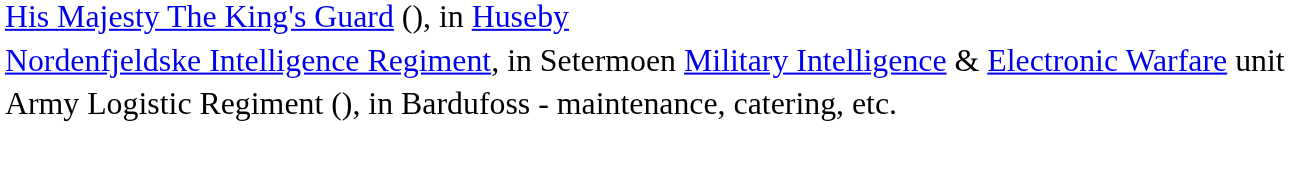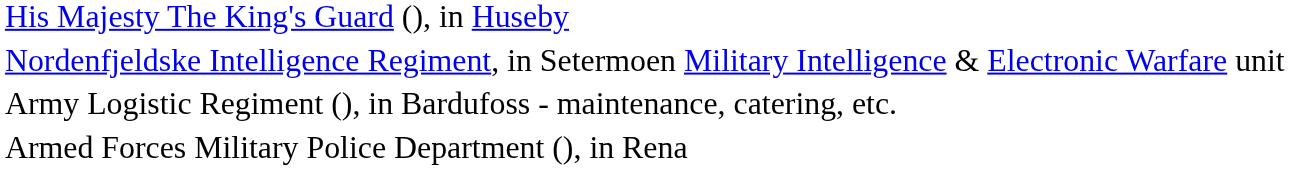+ row: (346, 147)
